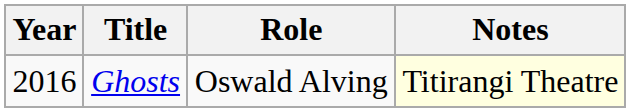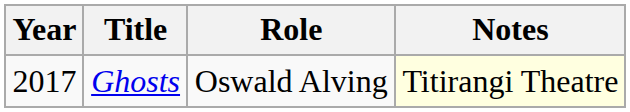(44, 80) 2016 -> (44, 80) 2017
